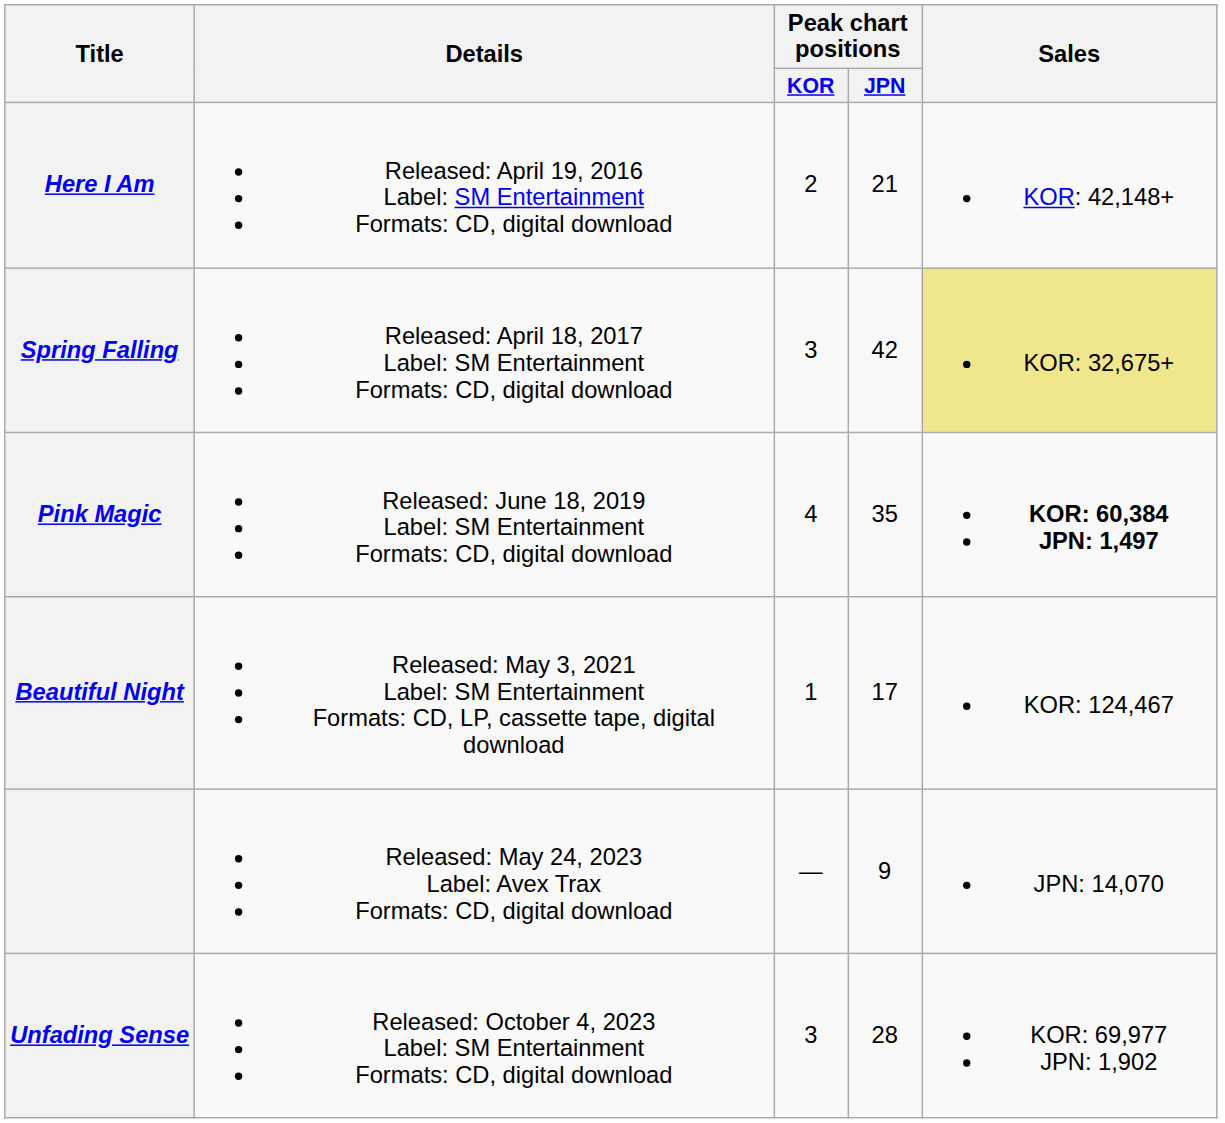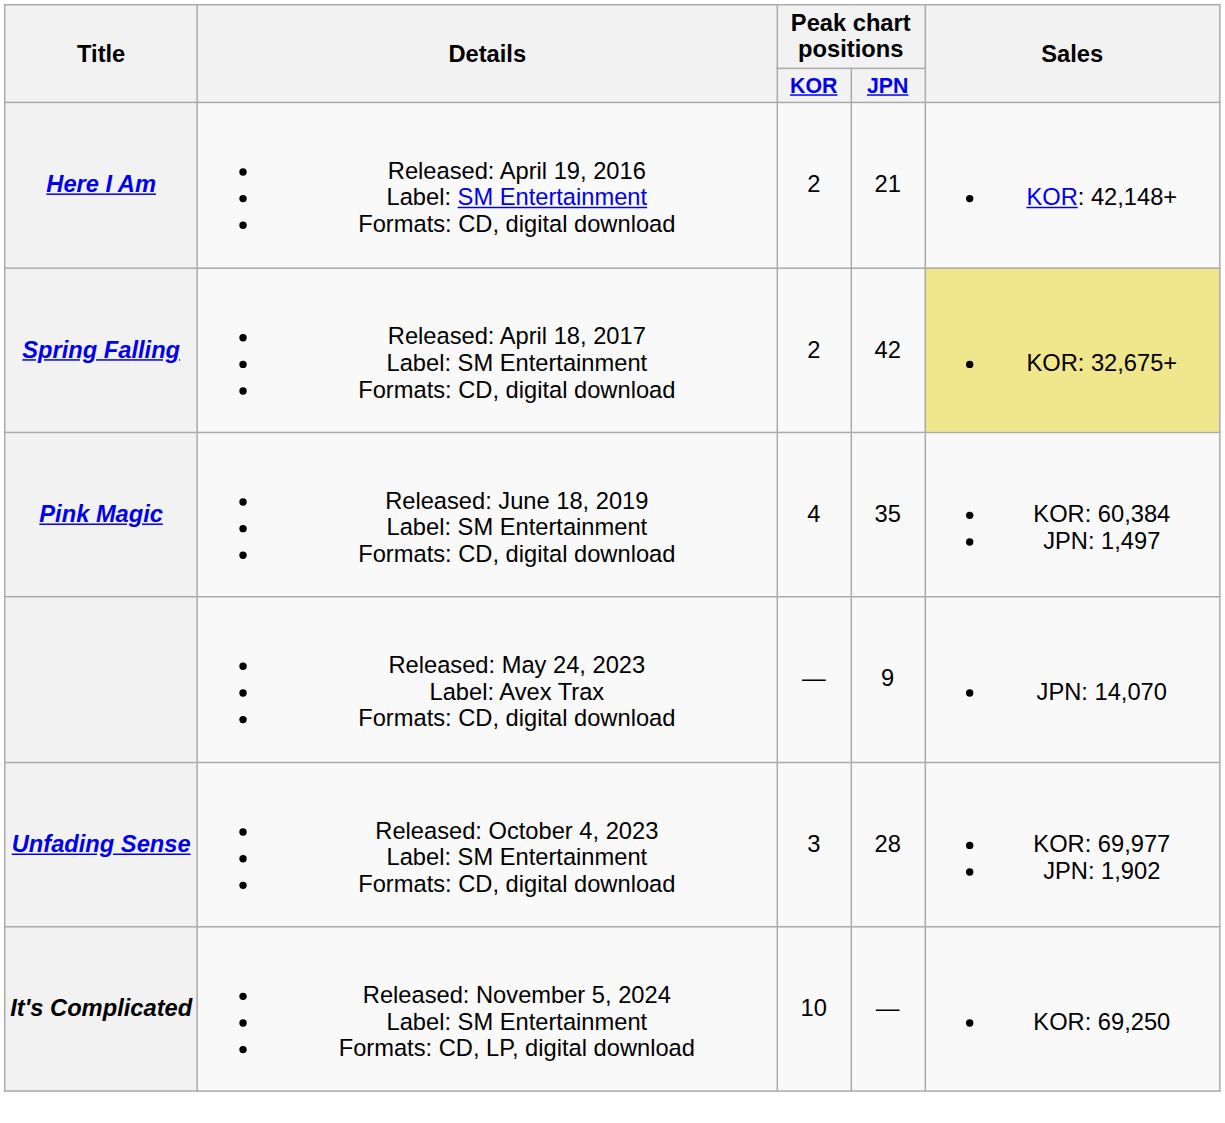(811, 349) 3 -> (814, 349) 2
(1069, 528) bold -> (1072, 528) normal
- row: (100, 692)
+ row: (101, 1008)
